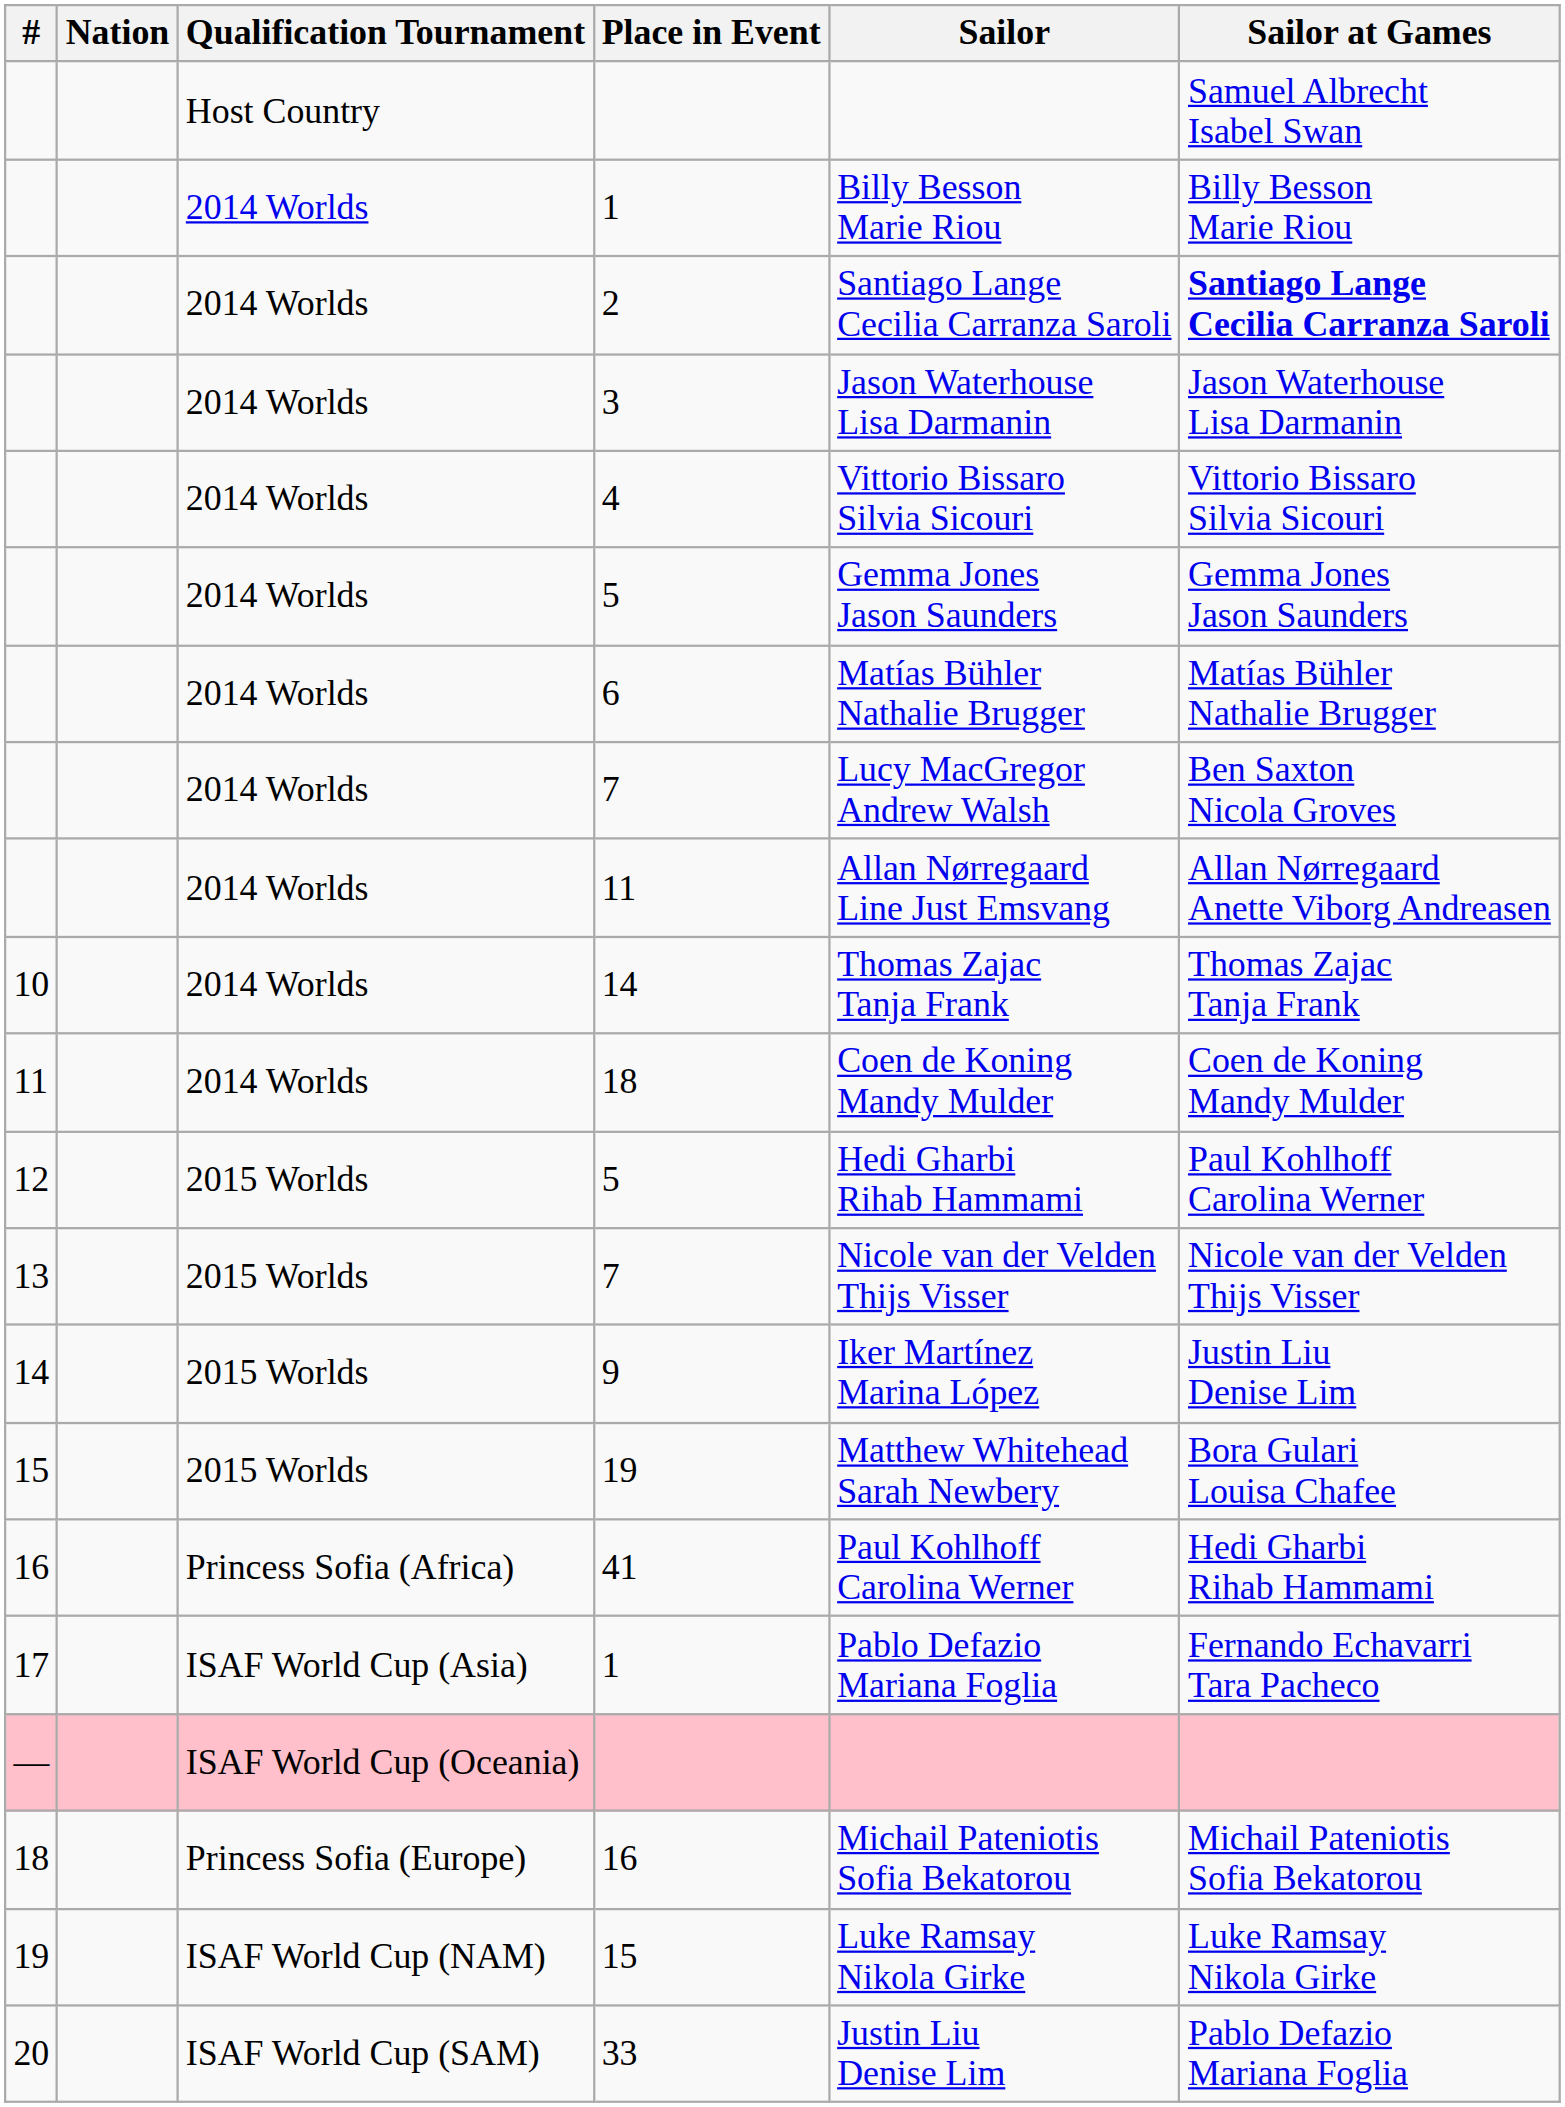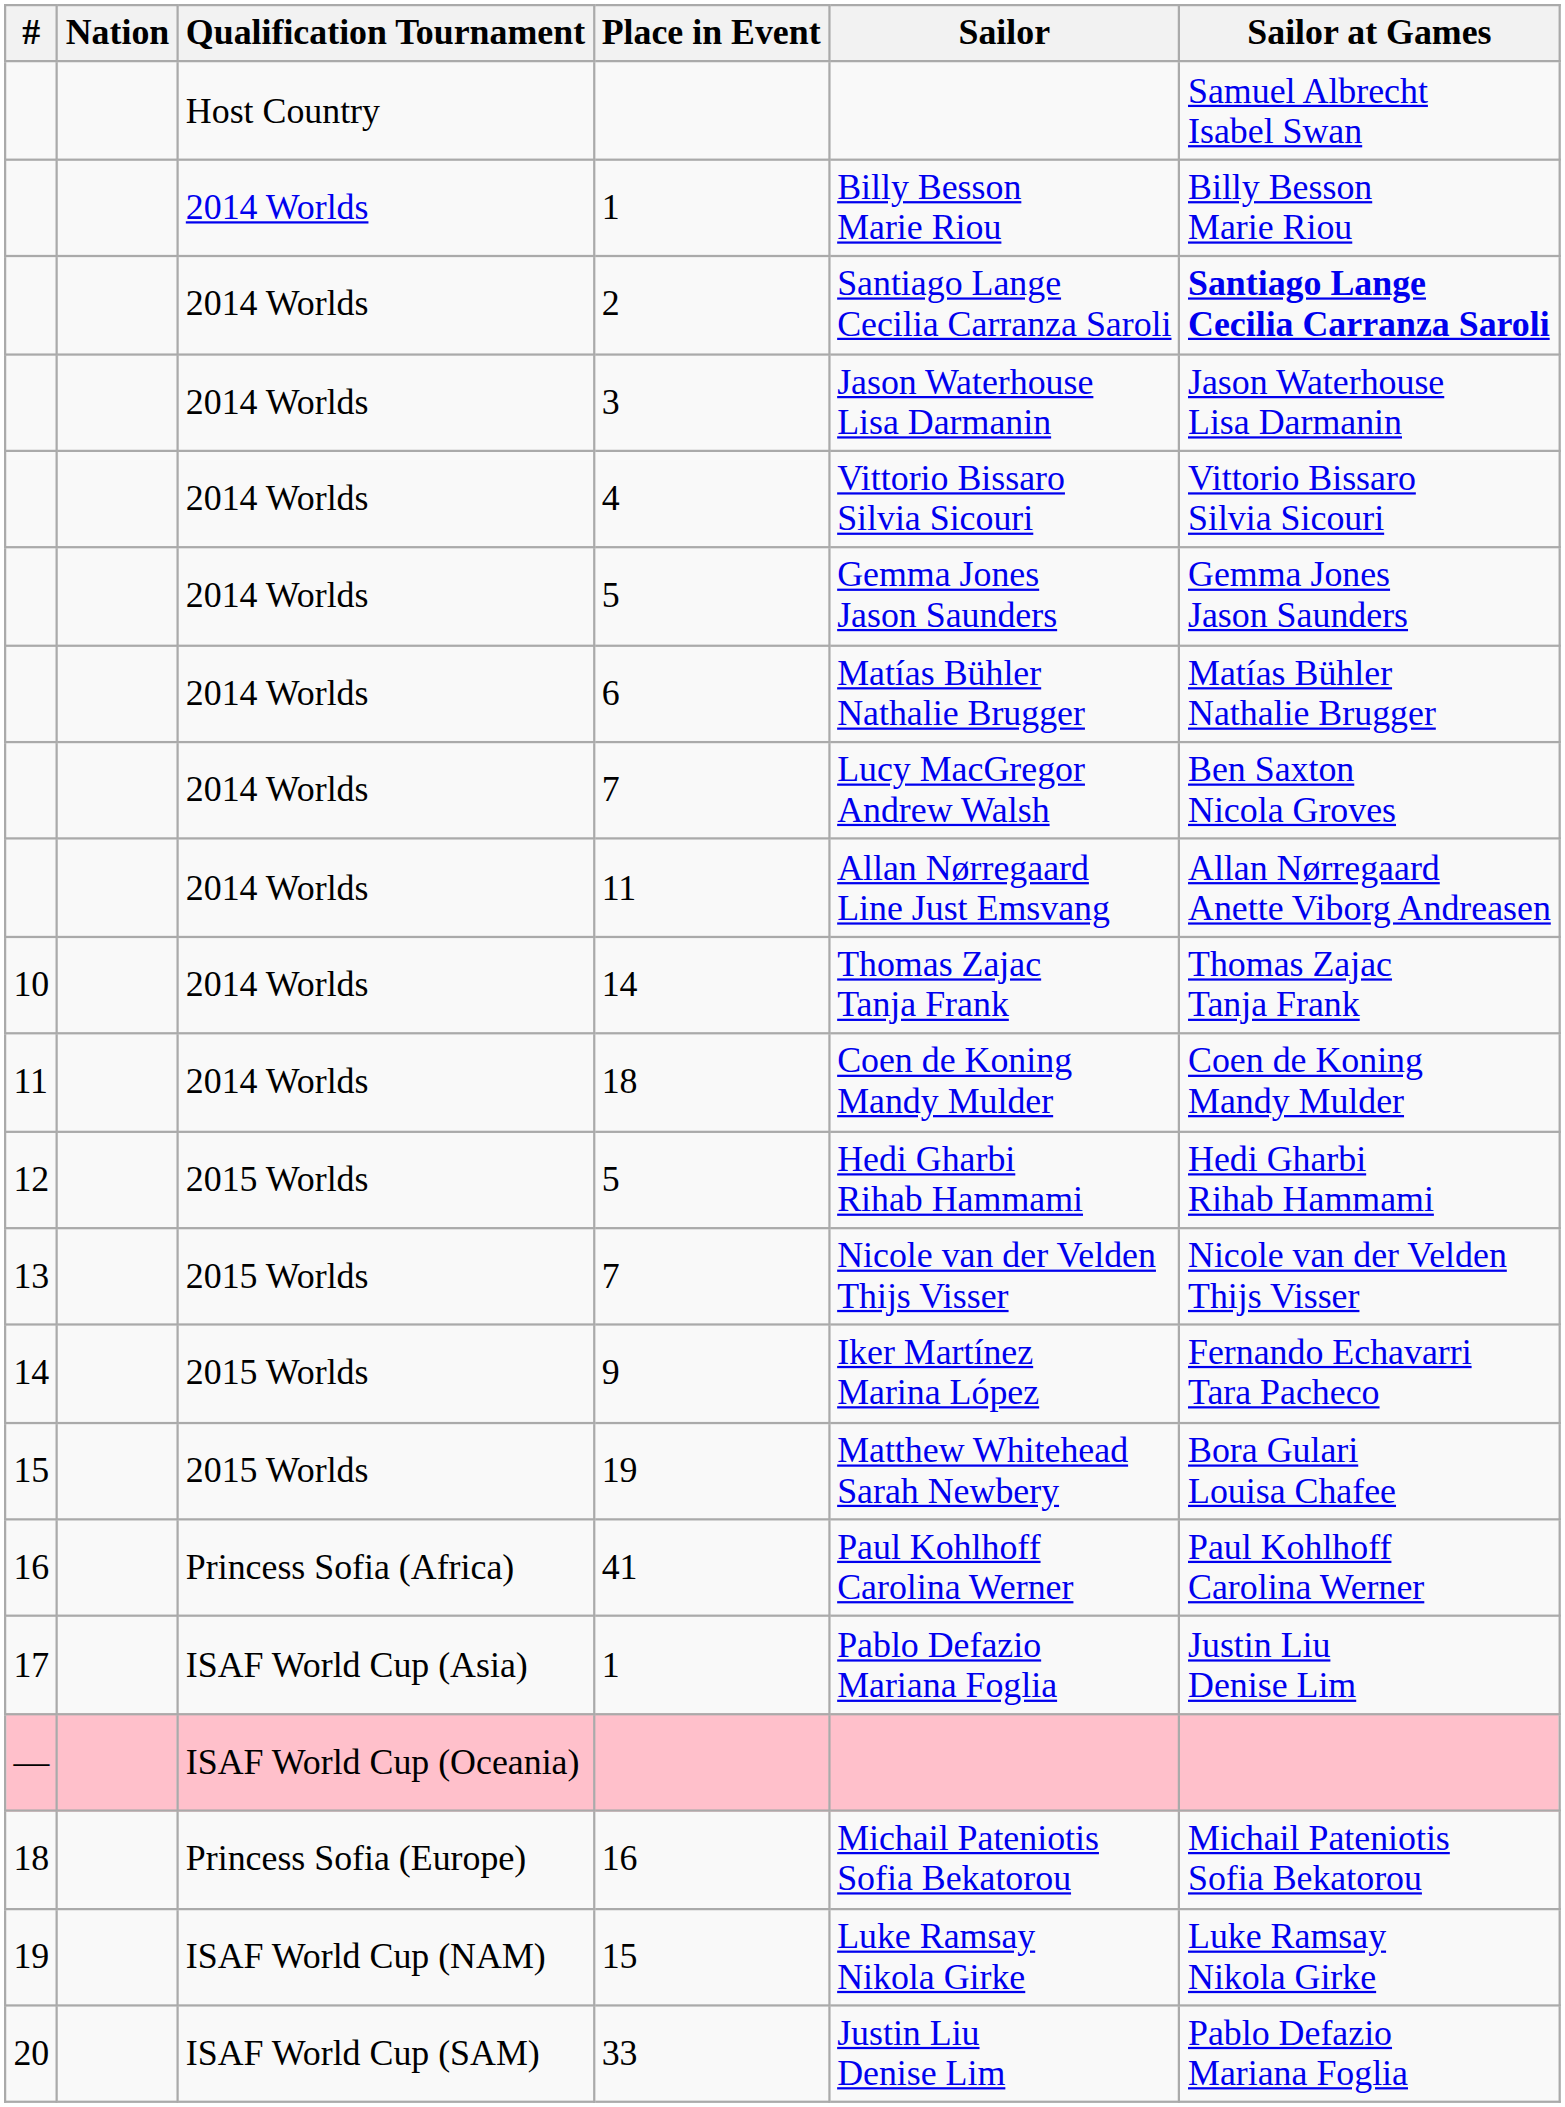(1306, 1178) Paul Kohlhoff Carolina Werner -> (1311, 1178) Hedi Gharbi Rihab Hammami
(1272, 1373) Justin Liu Denise Lim -> (1330, 1373) Fernando Echavarri Tara Pacheco
(1311, 1567) Hedi Gharbi Rihab Hammami -> (1306, 1567) Paul Kohlhoff Carolina Werner
(1330, 1664) Fernando Echavarri Tara Pacheco -> (1272, 1664) Justin Liu Denise Lim
